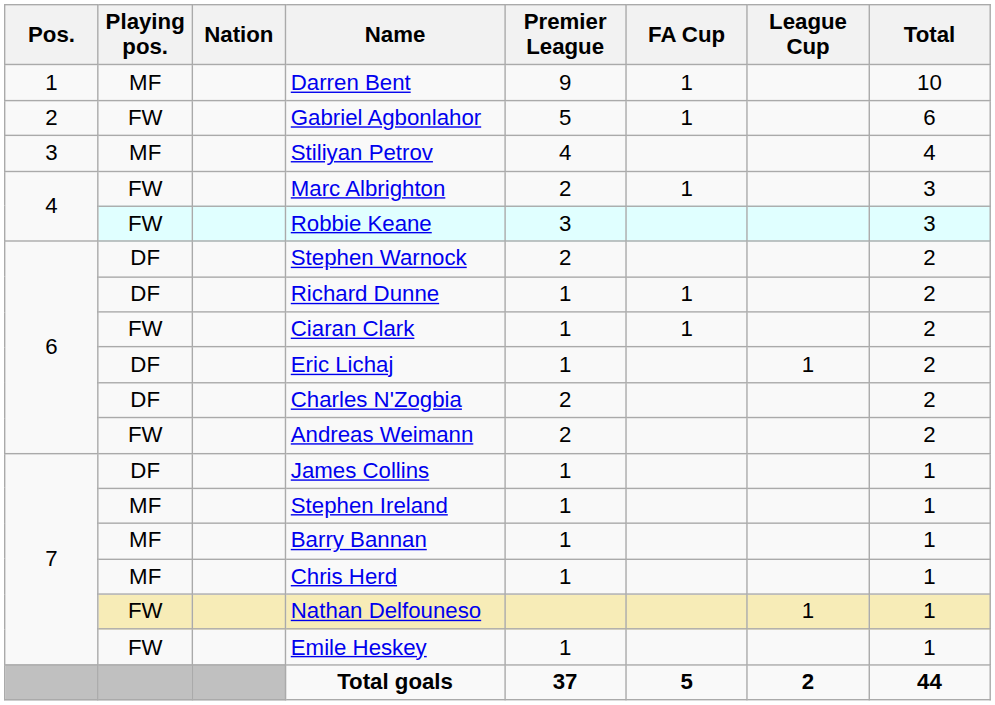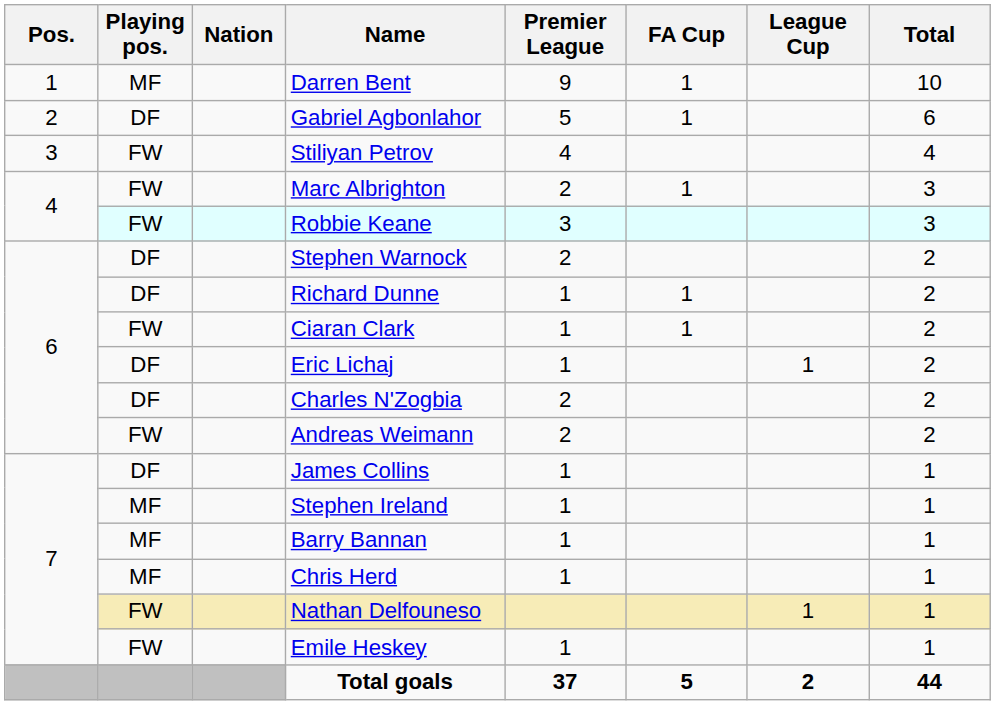(145, 117) FW -> (145, 117) DF
(145, 152) MF -> (145, 152) FW
